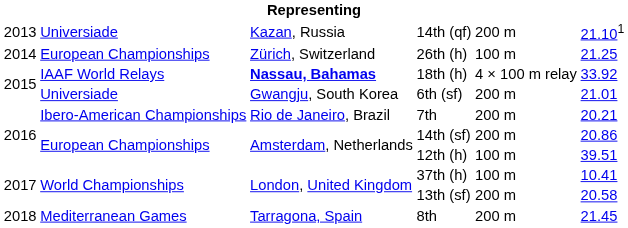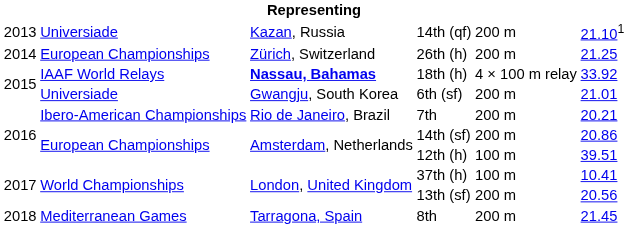(496, 54) 100 m -> (496, 54) 200 m
(599, 196) 20.58 -> (599, 196) 20.56
